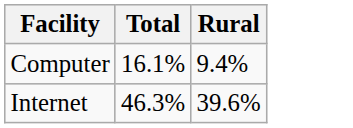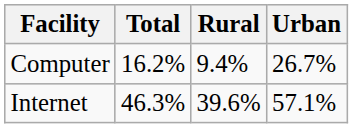+ column: (307, 24)
(153, 63) 16.1% -> (153, 63) 16.2%
